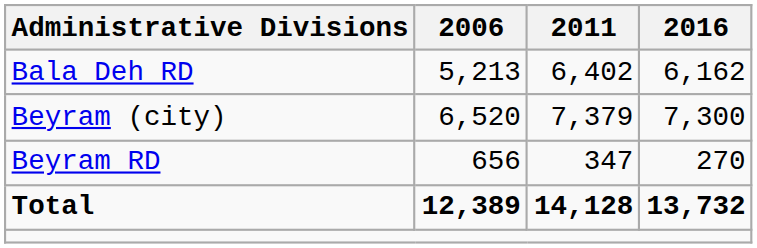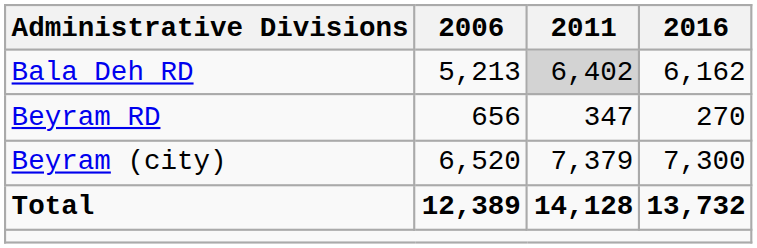(592, 72) no background -> (592, 72) lightgrey background
rows swapped: (86, 162) <-> (119, 117)
